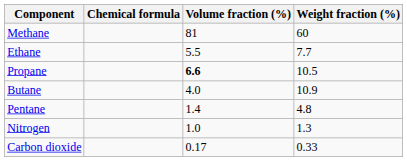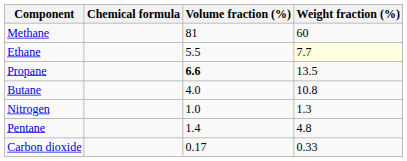(304, 52) no background -> (304, 52) lightyellow background
(307, 71) 10.5 -> (307, 71) 13.5
(307, 90) 10.9 -> (307, 90) 10.8
rows swapped: (26, 109) <-> (28, 128)
